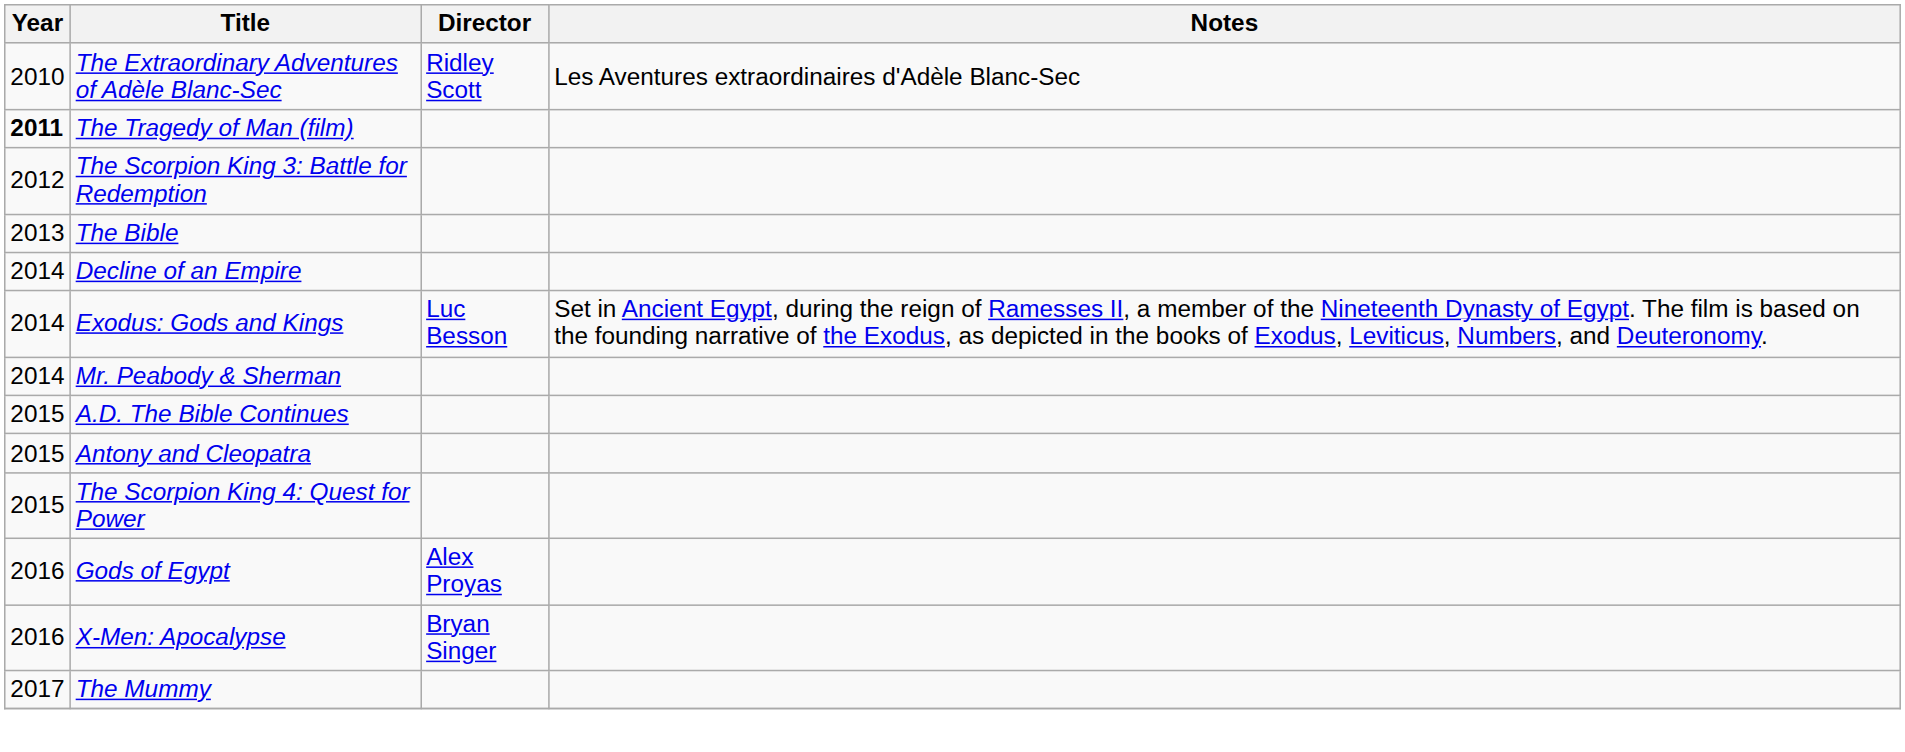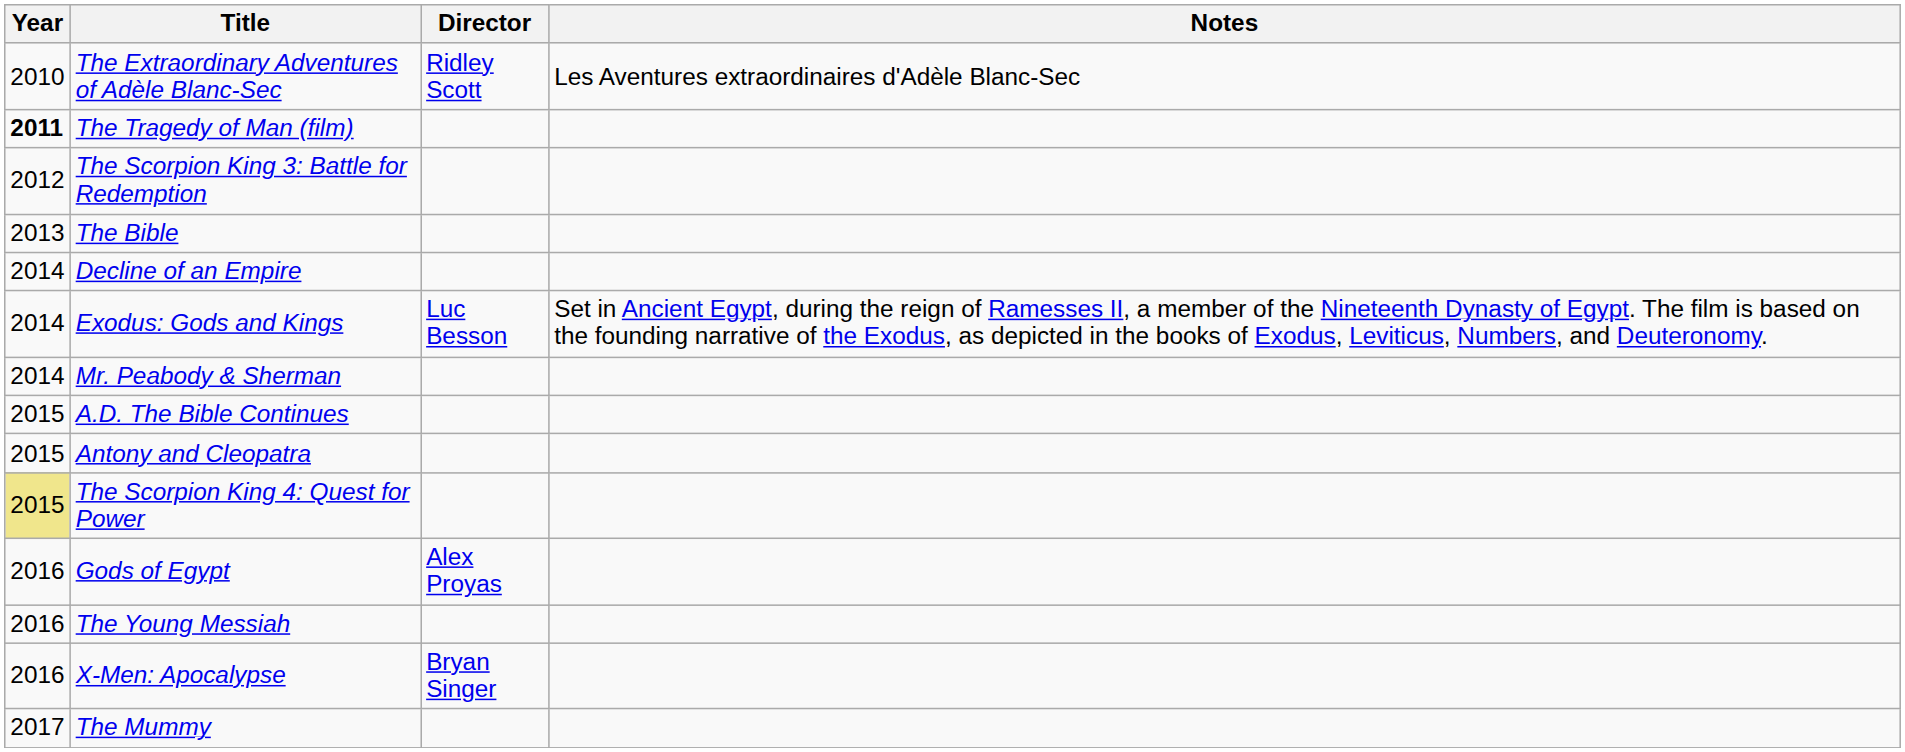(37, 505) no background -> (37, 505) khaki background
+ row: (183, 623)
